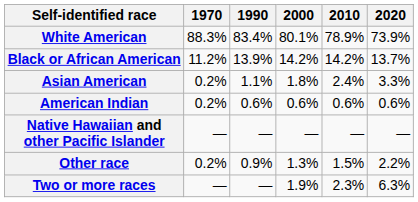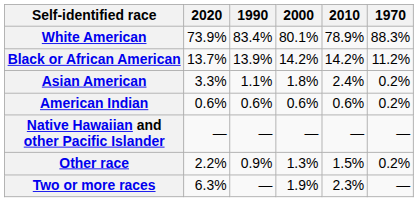columns swapped: (207, 15) <-> (390, 15)
